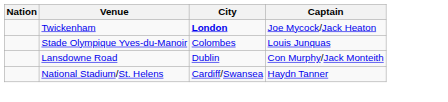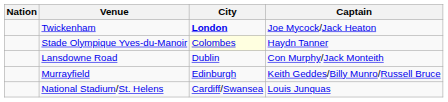(214, 43) no background -> (214, 43) lightyellow background
(299, 43) Louis Junquas -> (298, 43) Haydn Tanner
+ row: (66, 74)
(298, 74) Haydn Tanner -> (299, 89) Louis Junquas
